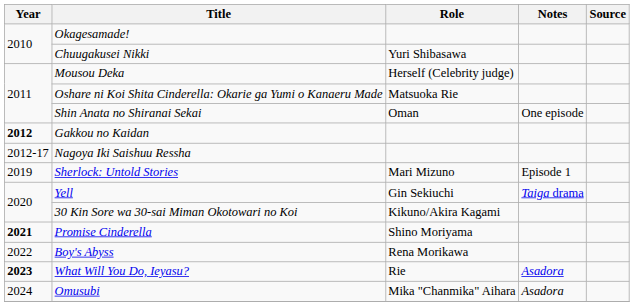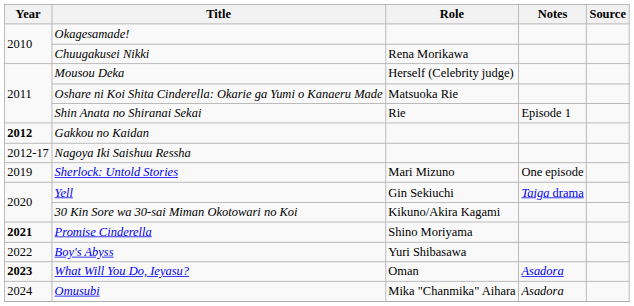(427, 53) Yuri Shibasawa -> (428, 53) Rena Morikawa
(404, 113) Oman -> (397, 113) Rie
(552, 113) One episode -> (546, 113) Episode 1
(546, 172) Episode 1 -> (552, 172) One episode
(428, 251) Rena Morikawa -> (427, 251) Yuri Shibasawa
(397, 271) Rie -> (404, 271) Oman
